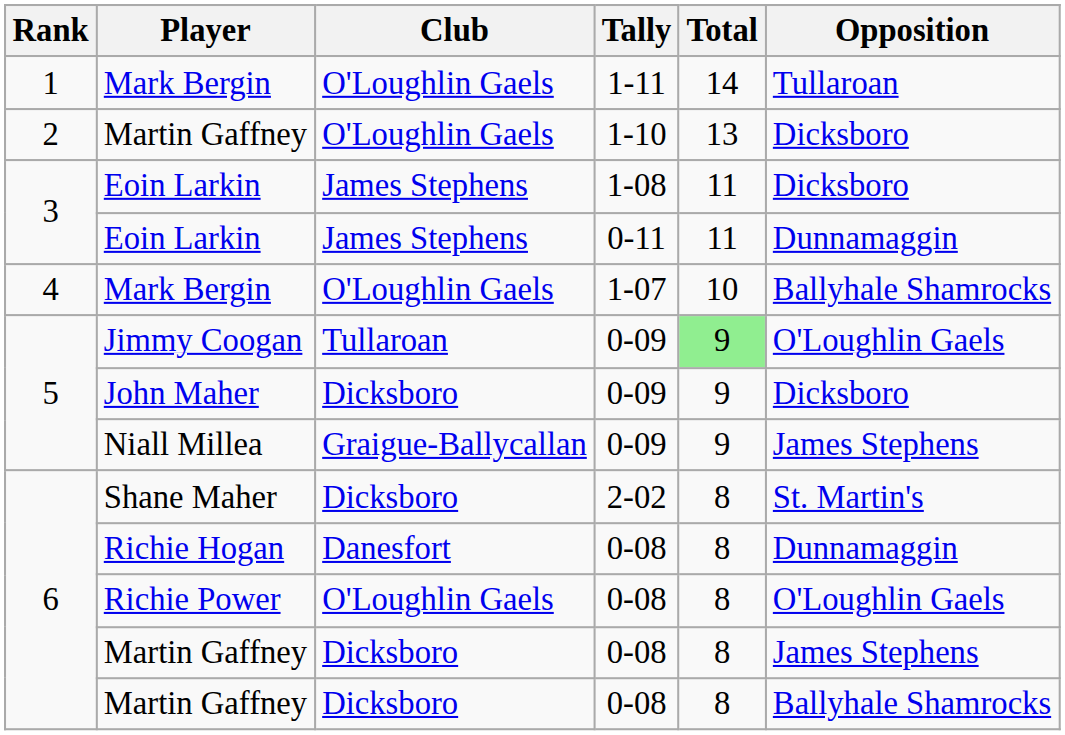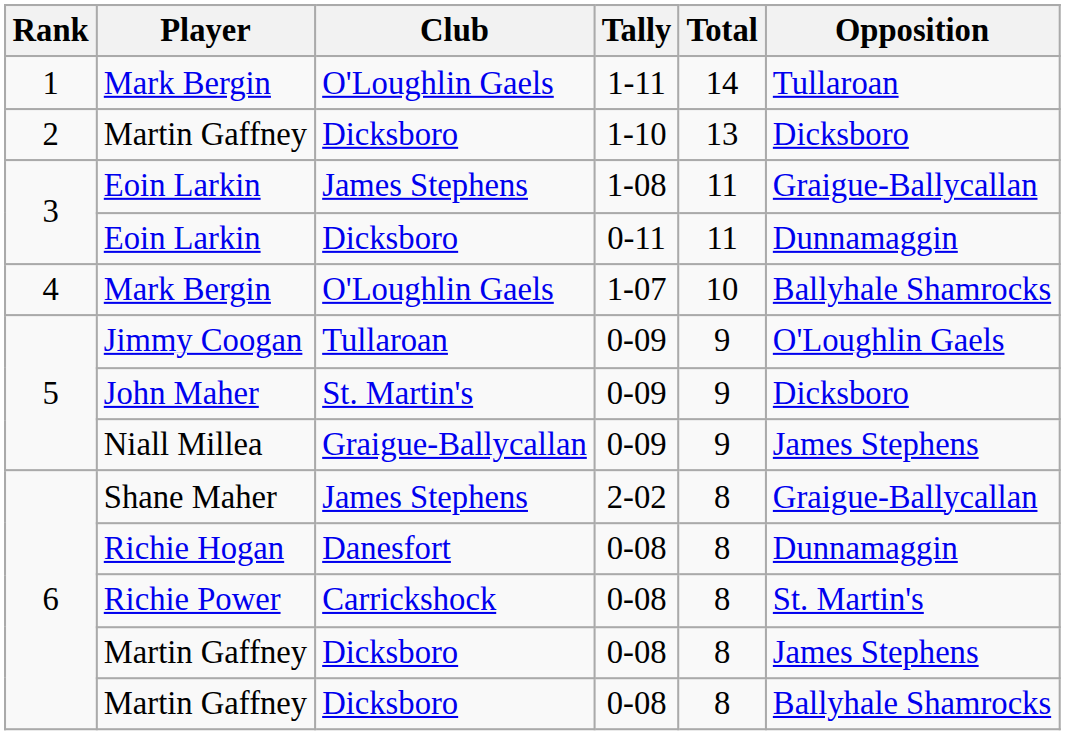(438, 133) O'Loughlin Gaels -> (390, 133) Dicksboro
(841, 185) Dicksboro -> (905, 185) Graigue-Ballycallan
(425, 237) James Stephens -> (390, 237) Dicksboro
(722, 340) lightgreen background -> (722, 340) no background
(390, 392) Dicksboro -> (398, 392) St. Martin's
(390, 496) Dicksboro -> (425, 496) James Stephens
(848, 496) St. Martin's -> (905, 496) Graigue-Ballycallan
(438, 599) O'Loughlin Gaels -> (409, 599) Carrickshock
(889, 599) O'Loughlin Gaels -> (848, 599) St. Martin's
